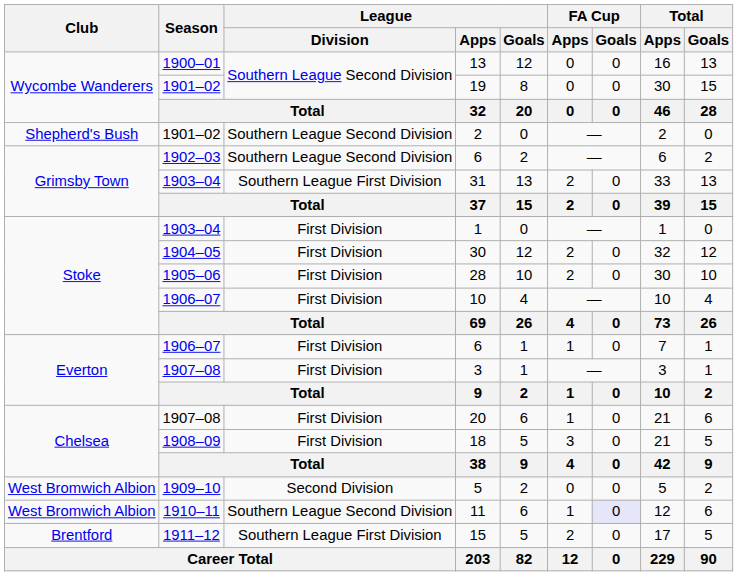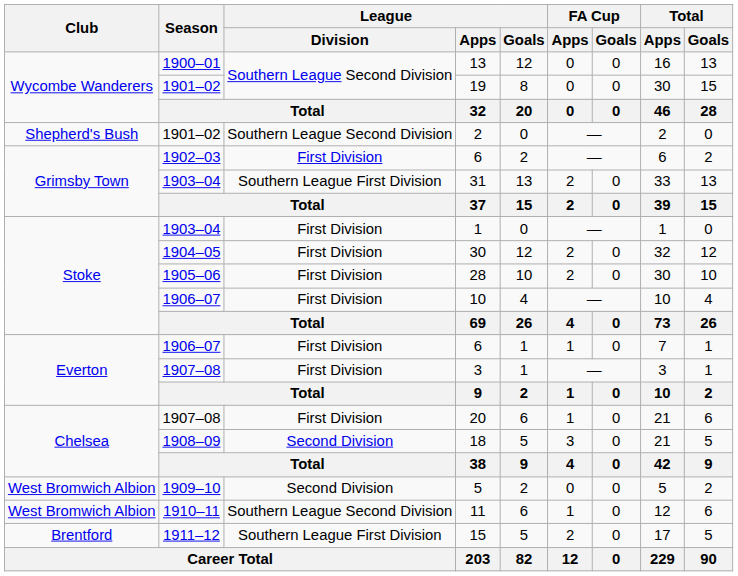(340, 157) Southern League Second Division -> (340, 157) First Division
(340, 441) First Division -> (340, 441) Second Division
(616, 511) lavender background -> (616, 511) no background
